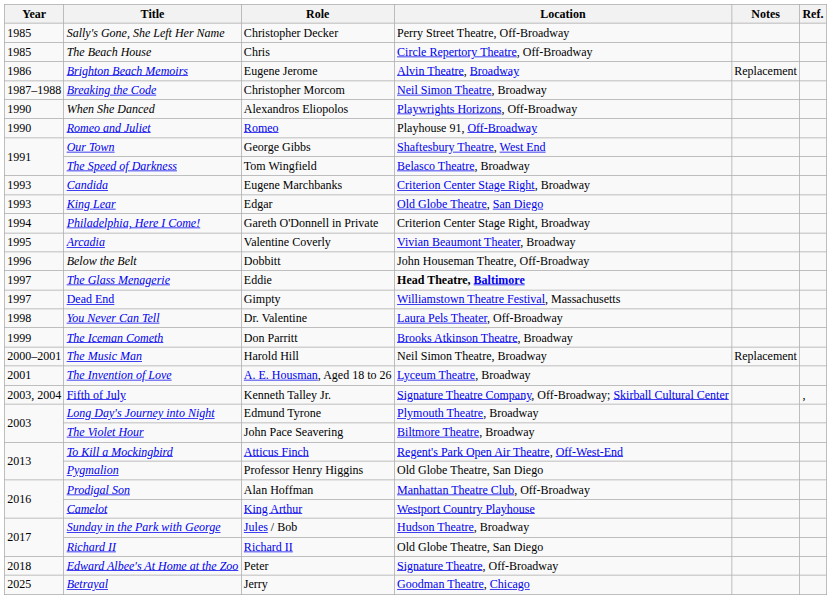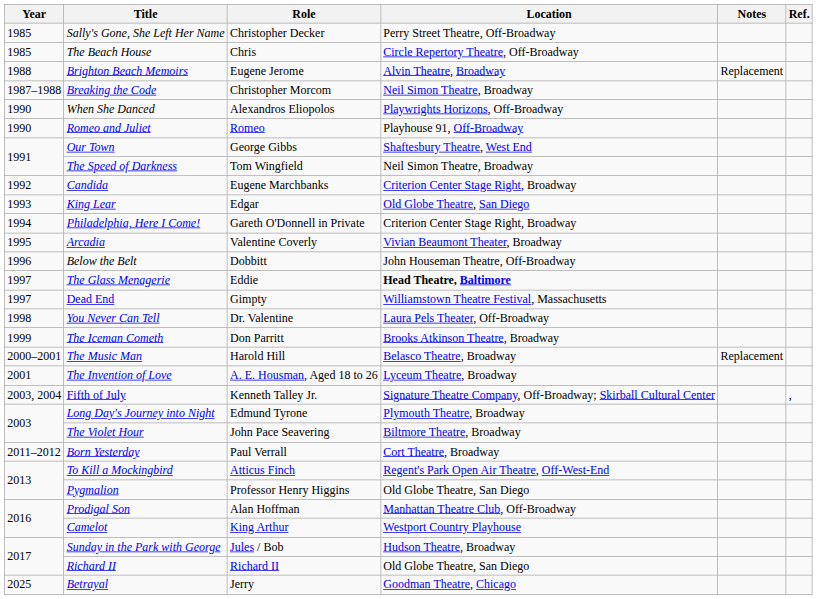(19, 71) 1986 -> (19, 71) 1988
(463, 166) Belasco Theatre, Broadway -> (458, 166) Neil Simon Theatre, Broadway
(19, 185) 1993 -> (19, 185) 1992
(472, 356) Neil Simon Theatre, Broadway -> (450, 356) Belasco Theatre, Broadway
+ row: (103, 451)
- row: (153, 565)
